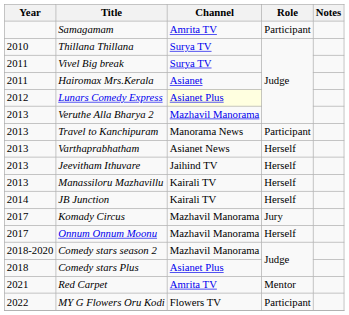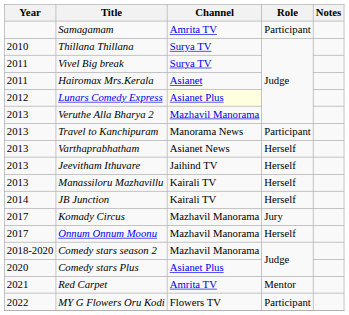(18, 268) 2018 -> (18, 268) 2020
